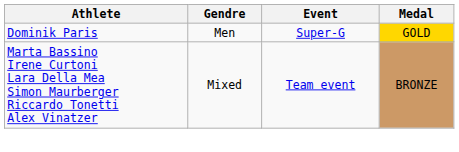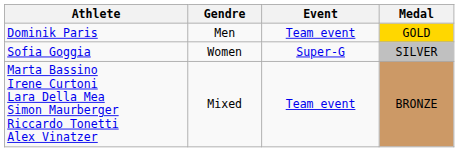(321, 33) Super-G -> (321, 33) Team event
+ row: (49, 52)
